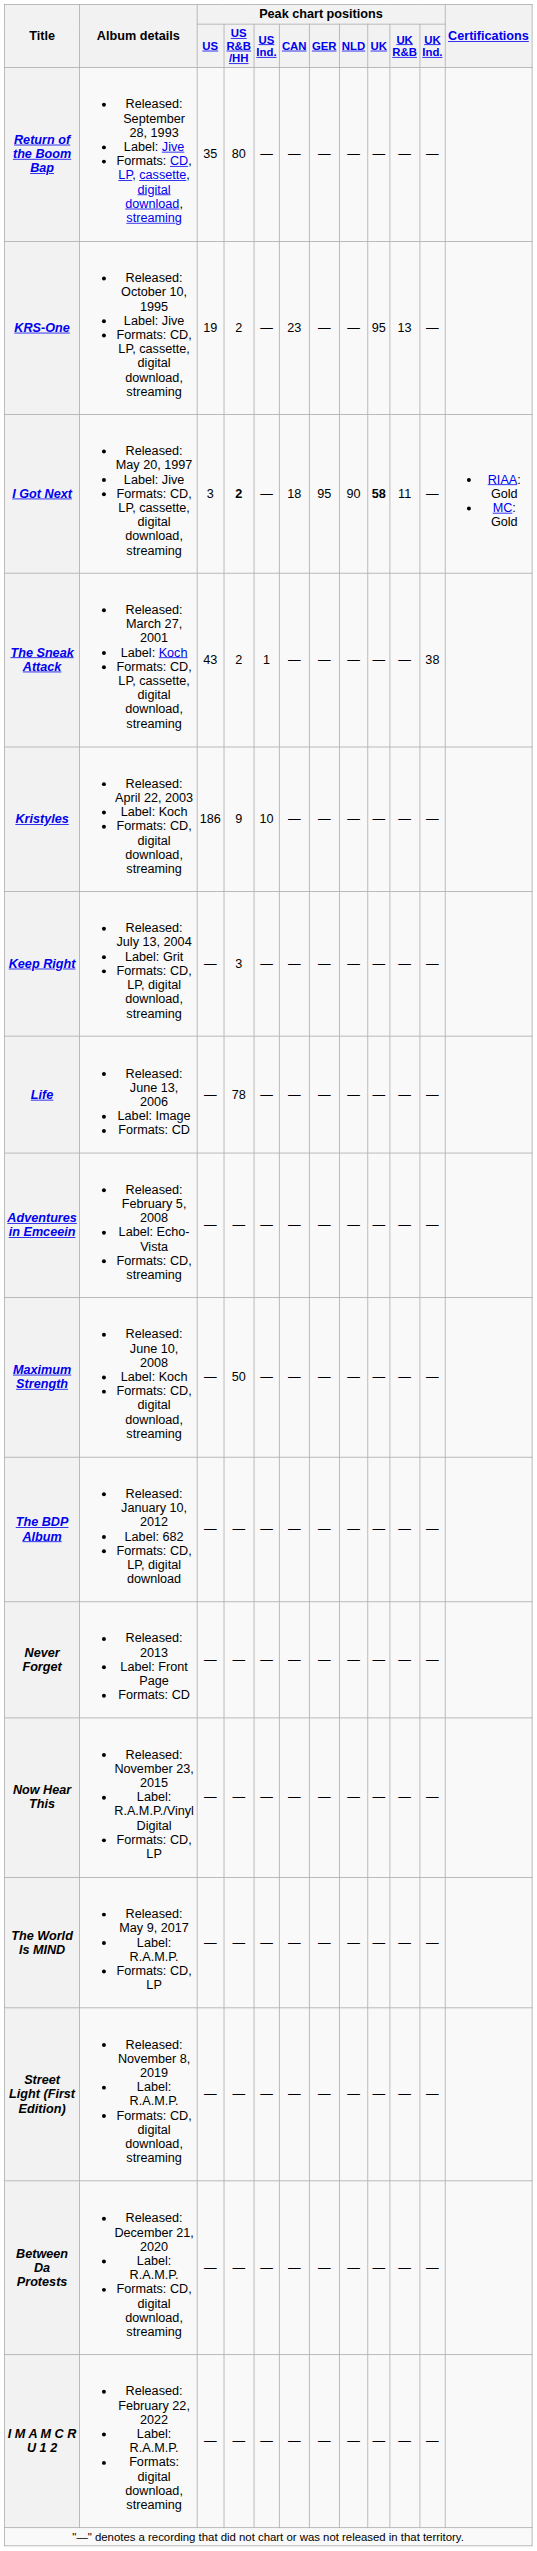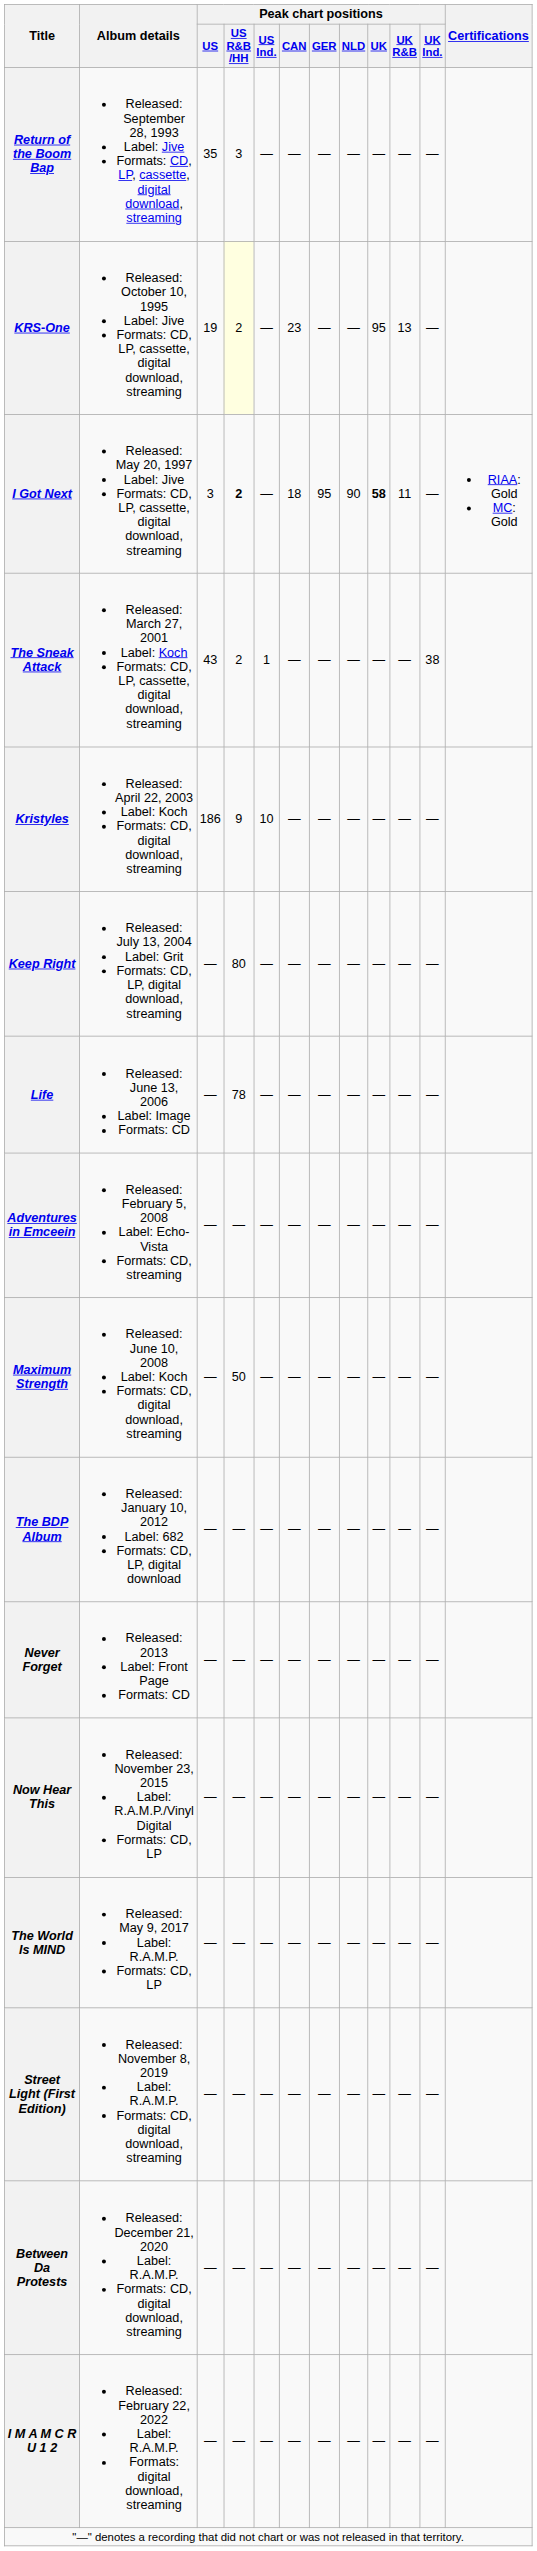(239, 154) 80 -> (239, 154) 3
(239, 327) no background -> (239, 327) lightyellow background
(239, 964) 3 -> (239, 964) 80
